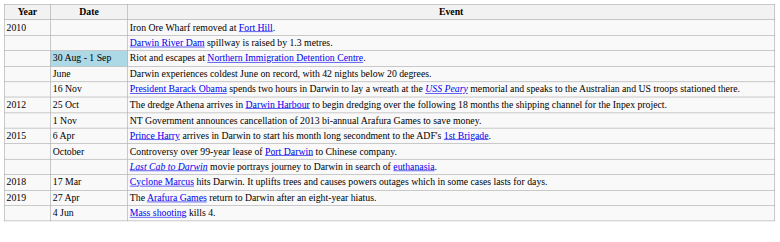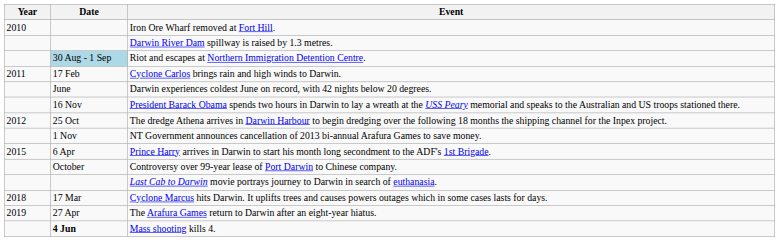+ row: (235, 74)
(63, 213) normal -> (64, 228) bold
